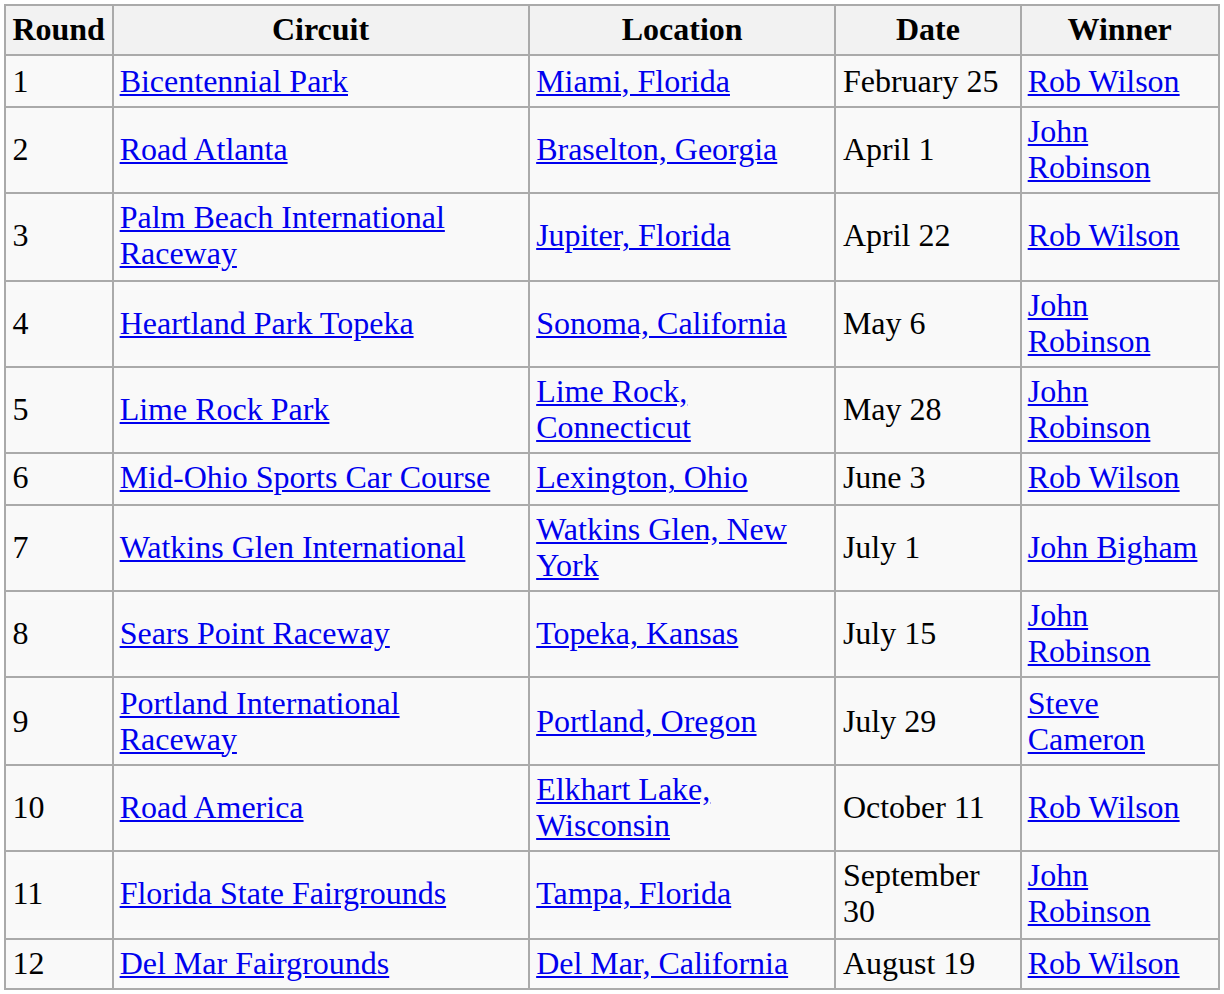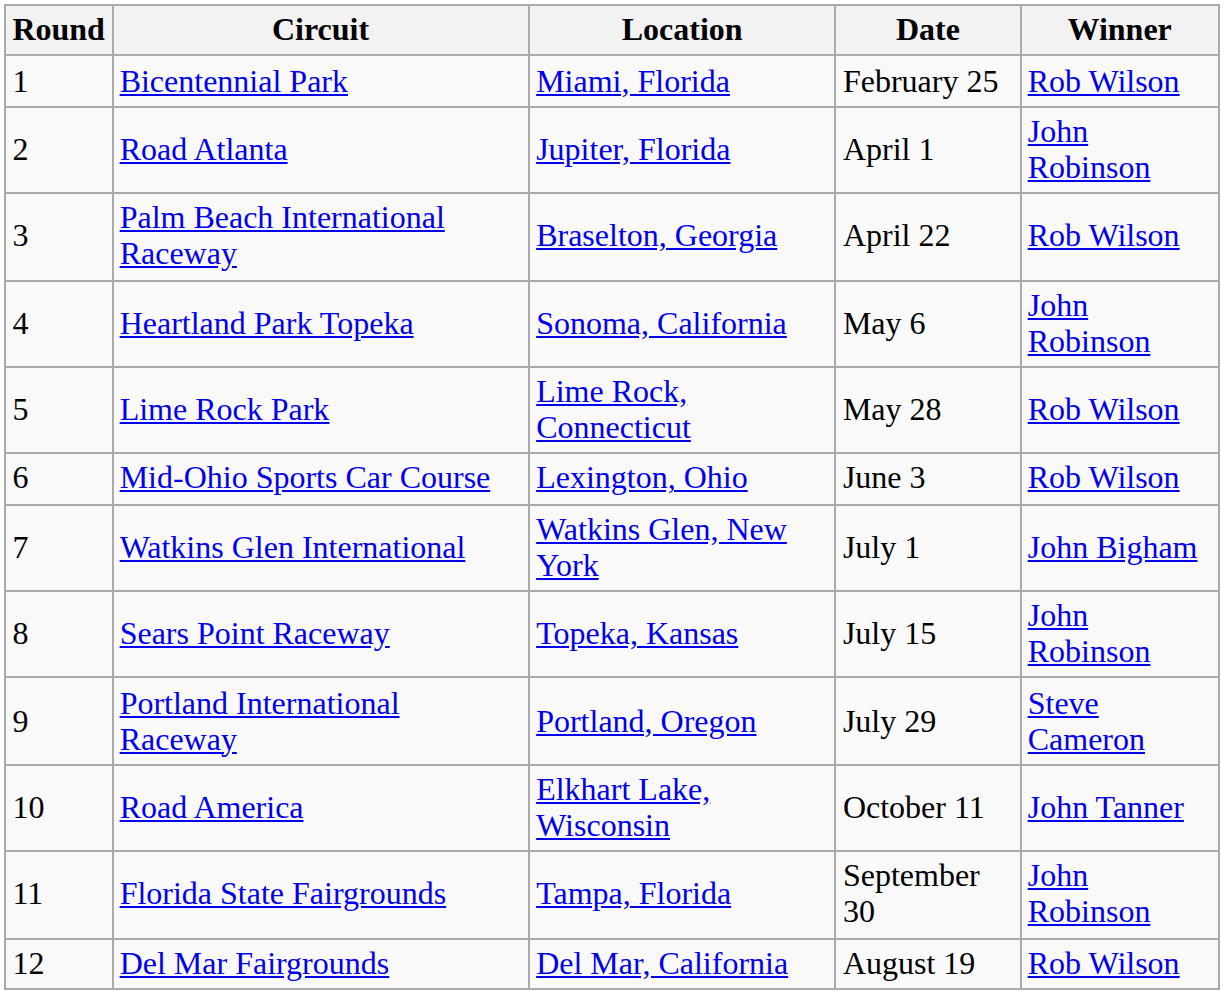(657, 149) Braselton, Georgia -> (633, 149) Jupiter, Florida
(633, 236) Jupiter, Florida -> (657, 236) Braselton, Georgia
(1089, 409) John Robinson -> (1104, 409) Rob Wilson
(1104, 807) Rob Wilson -> (1106, 807) John Tanner
